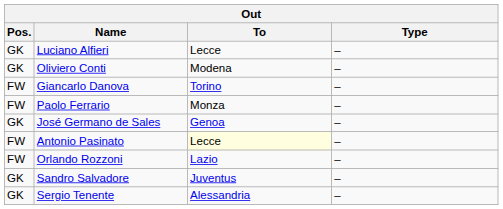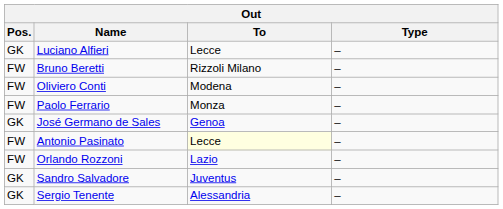+ row: (70, 68)
(15, 68) GK -> (16, 87) FW
- row: (83, 87)
